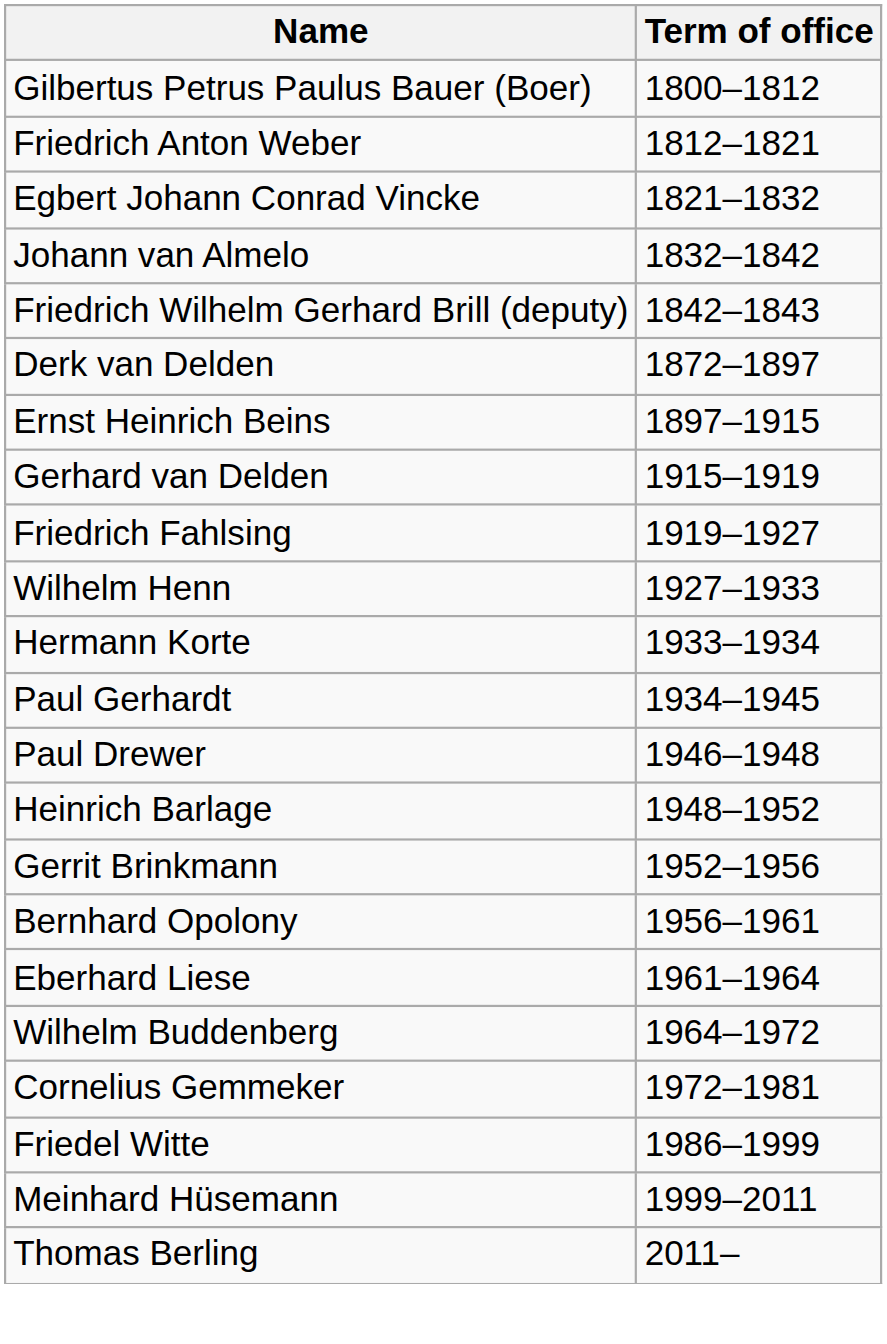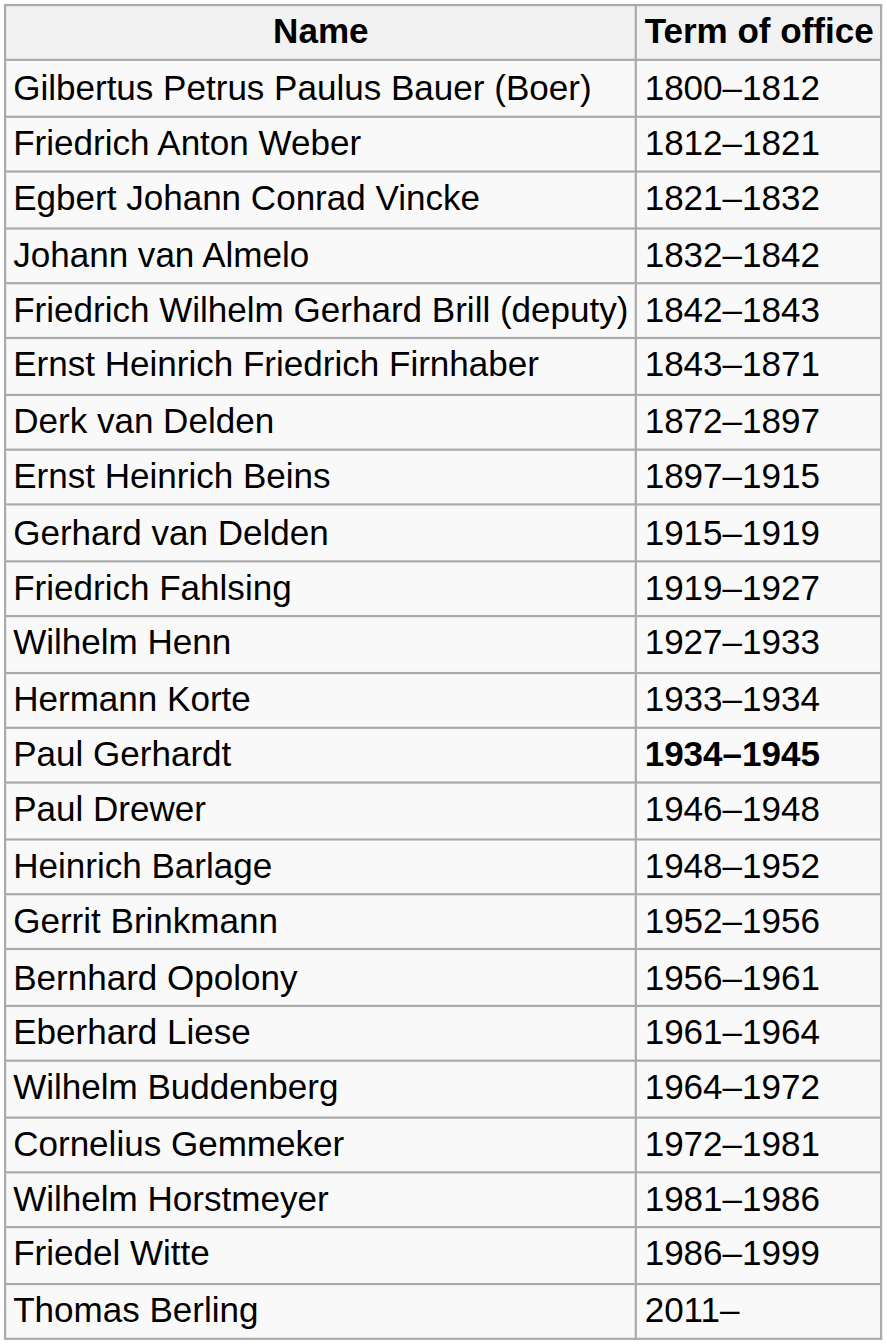+ row: (276, 365)
(732, 699) normal -> (732, 754) bold
+ row: (171, 1199)
- row: (176, 1199)
